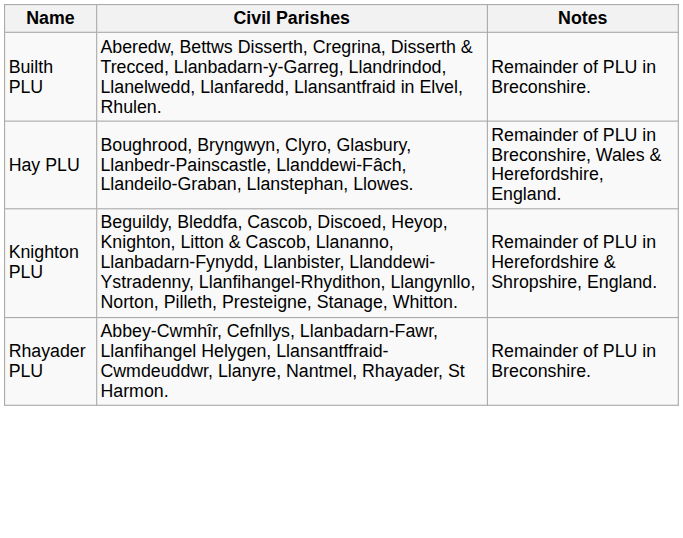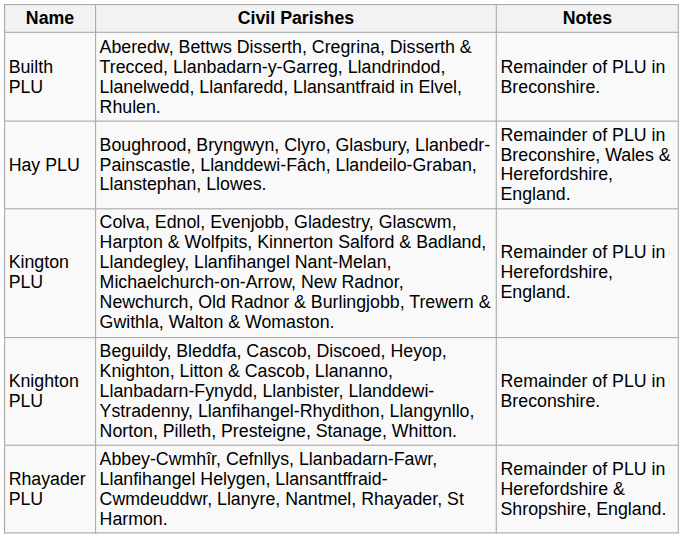+ row: (39, 272)
(574, 262) Remainder of PLU in Herefordshire & Shropshire, England. -> (583, 390) Remainder of PLU in Breconshire.
(574, 361) Remainder of PLU in Breconshire. -> (583, 489) Remainder of PLU in Herefordshire & Shropshire, England.
